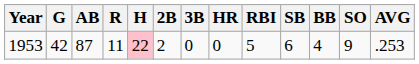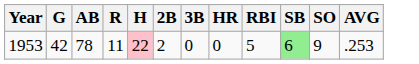- column: (325, 18)
(84, 45) 87 -> (84, 45) 78
(289, 45) no background -> (289, 45) lightgreen background
